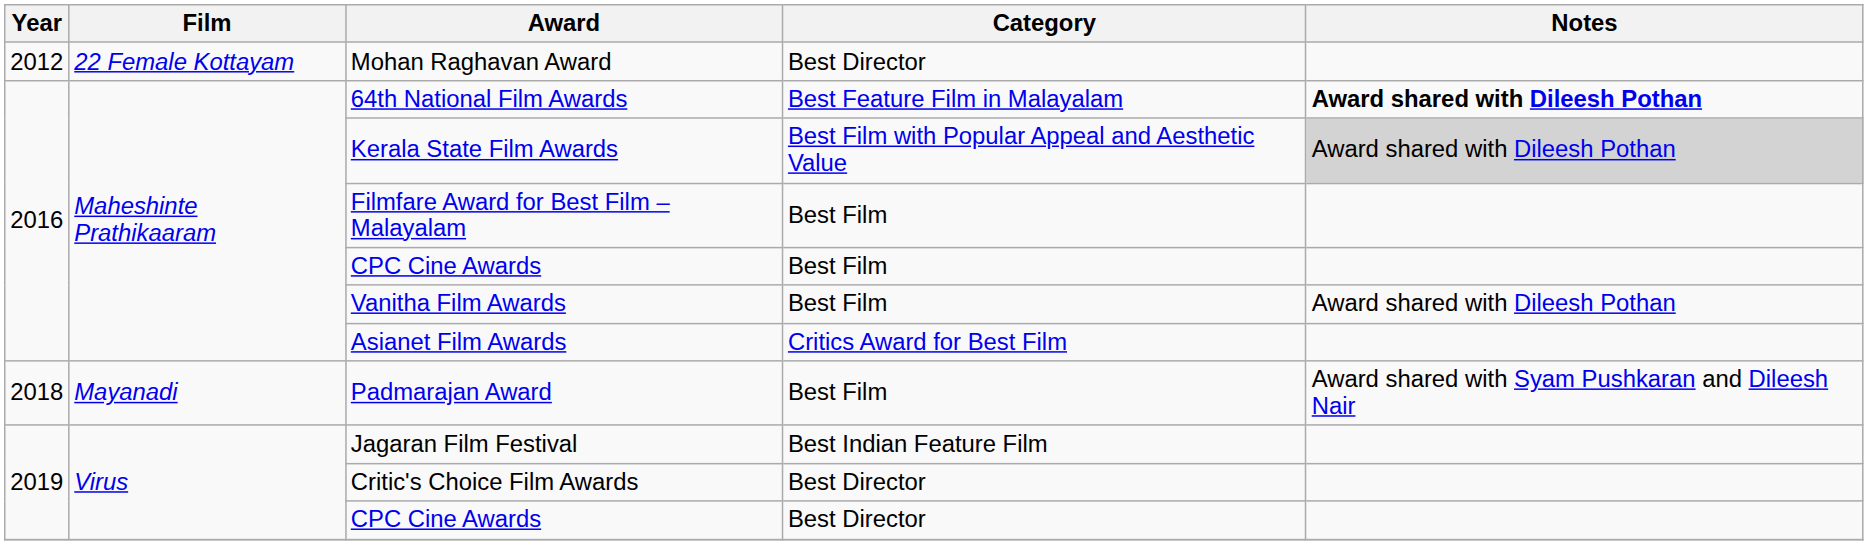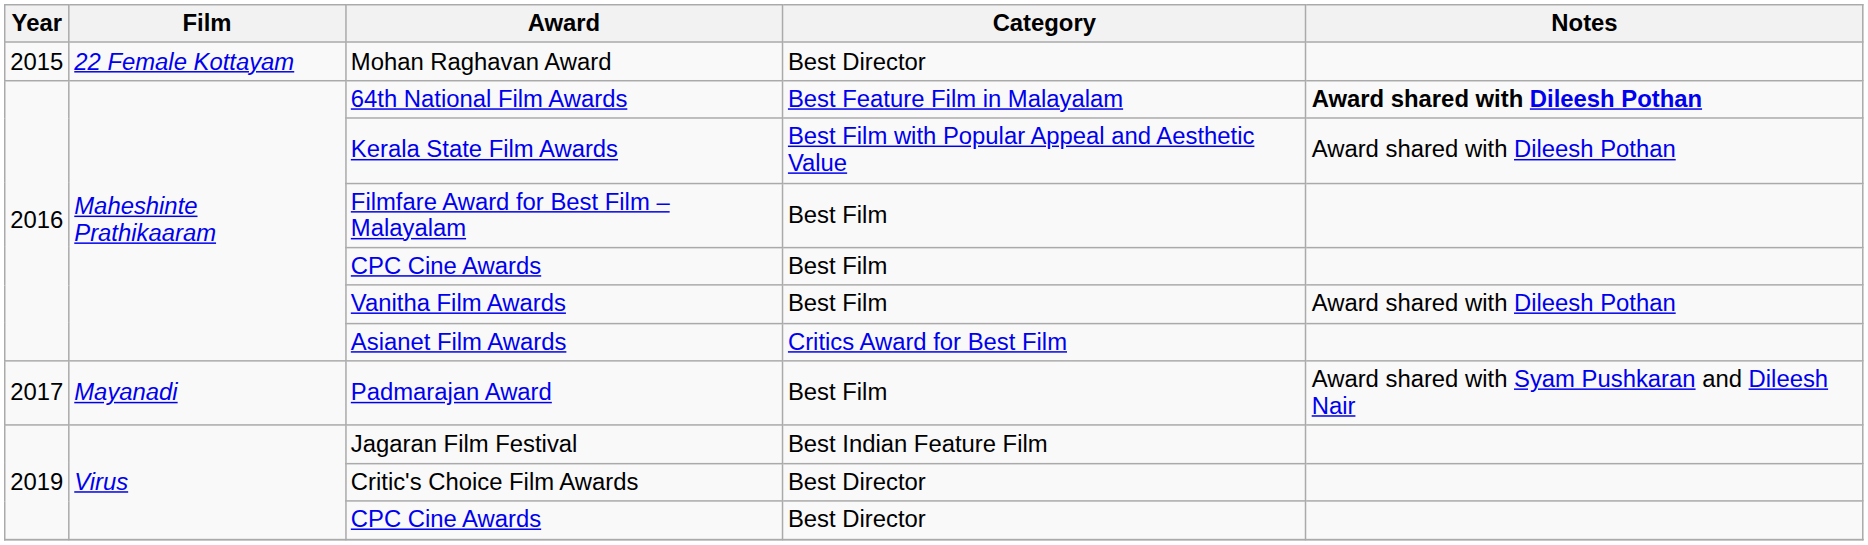(37, 61) 2012 -> (37, 61) 2015
(1494, 150) lightgrey background -> (1494, 150) no background
(37, 392) 2018 -> (37, 392) 2017
